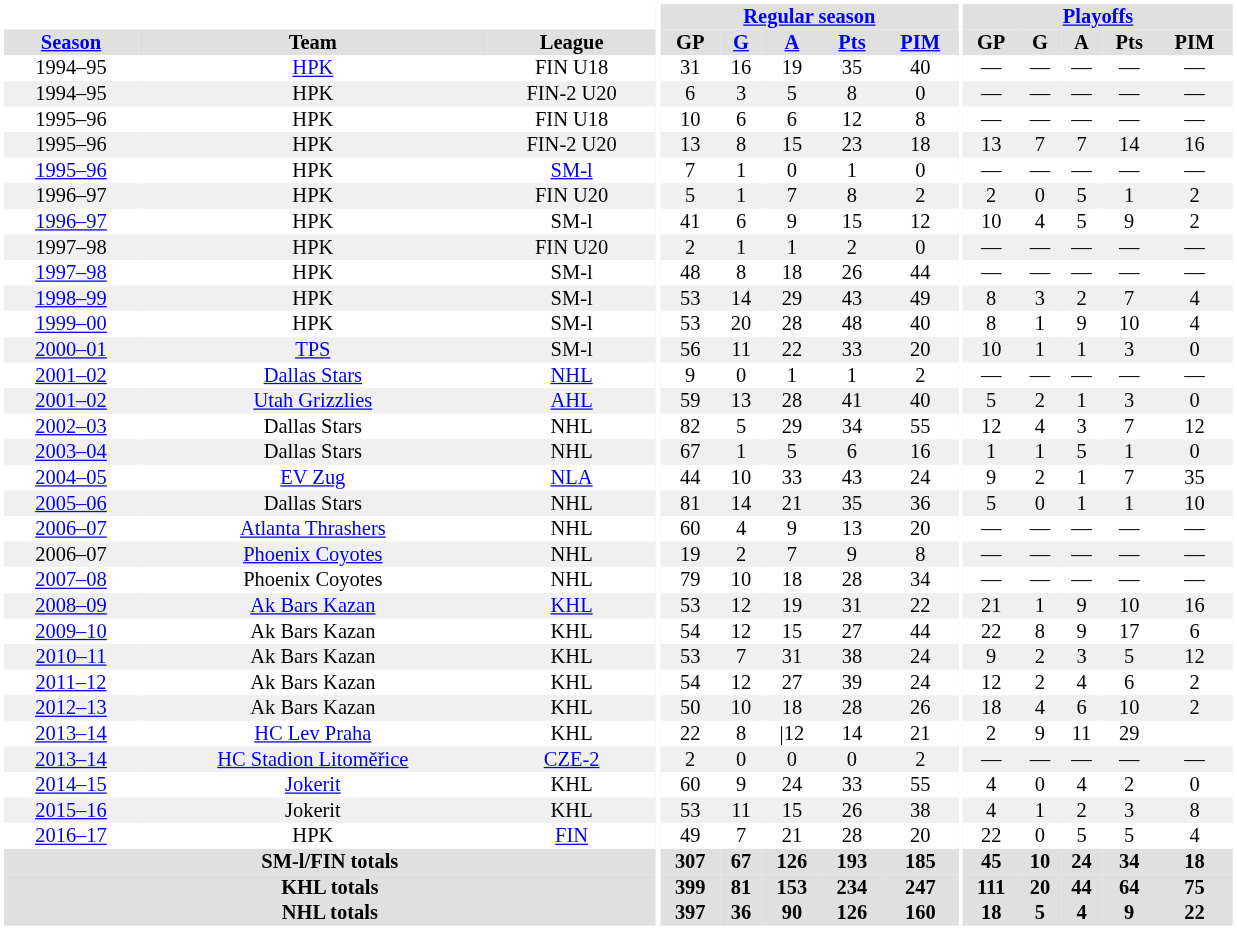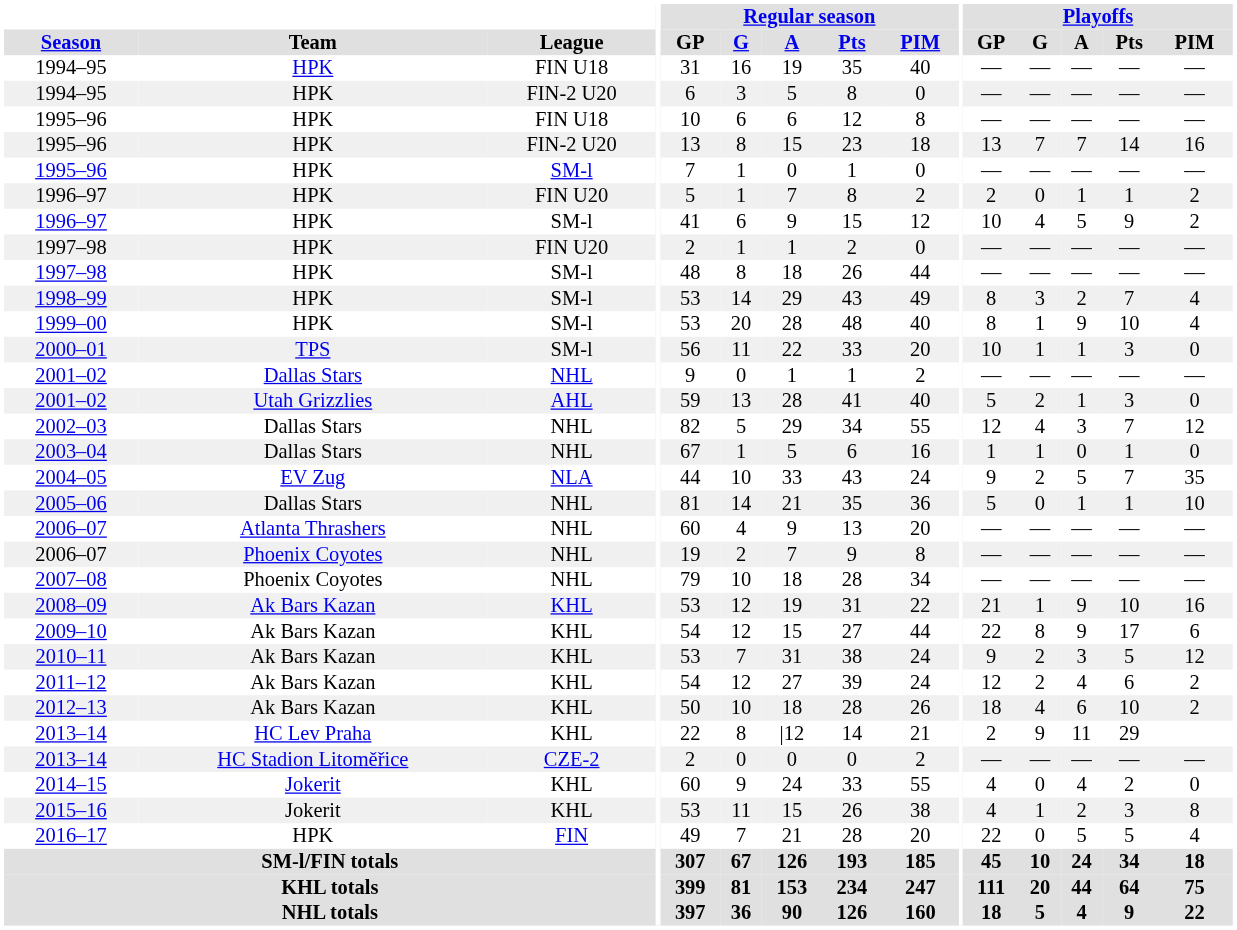(1082, 195) 5 -> (1082, 195) 1
(1082, 451) 5 -> (1082, 451) 0
(1082, 477) 1 -> (1082, 477) 5
